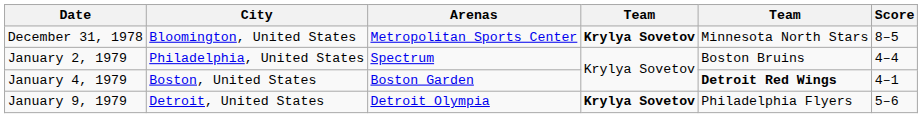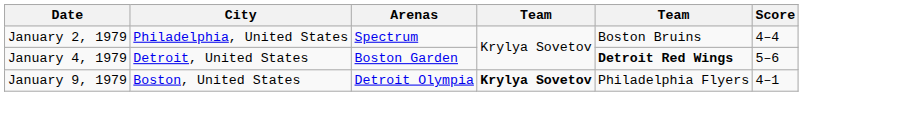- row: (75, 37)
(233, 80) Boston, United States -> (221, 59) Detroit, United States
(887, 80) 4–1 -> (767, 59) 5–6
(237, 102) Detroit, United States -> (217, 80) Boston, United States
(887, 102) 5–6 -> (767, 80) 4–1
